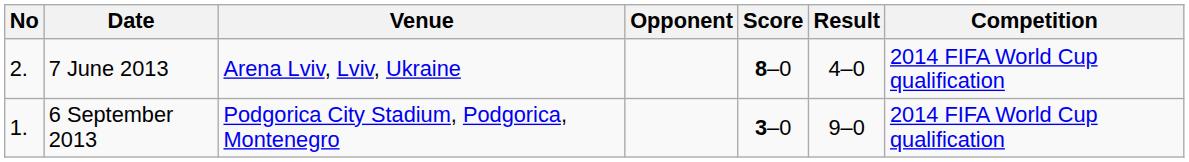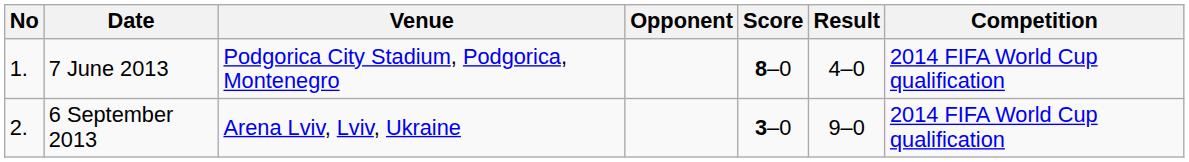(19, 68) 2. -> (19, 68) 1.
(342, 68) Arena Lviv, Lviv, Ukraine -> (395, 68) Podgorica City Stadium, Podgorica, Montenegro
(19, 127) 1. -> (19, 127) 2.
(395, 127) Podgorica City Stadium, Podgorica, Montenegro -> (342, 127) Arena Lviv, Lviv, Ukraine
